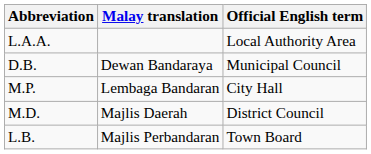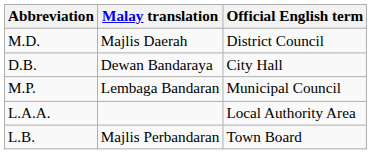rows swapped: (29, 40) <-> (24, 112)
(284, 64) Municipal Council -> (255, 64) City Hall
(255, 88) City Hall -> (284, 88) Municipal Council
